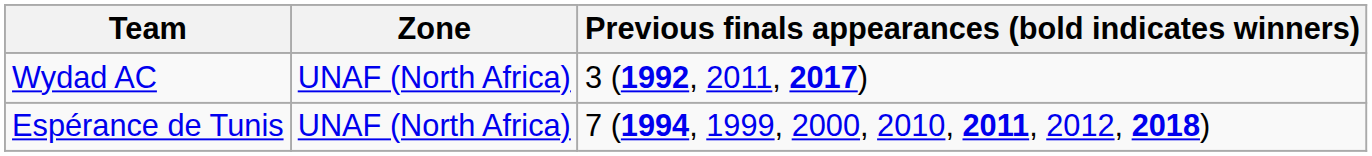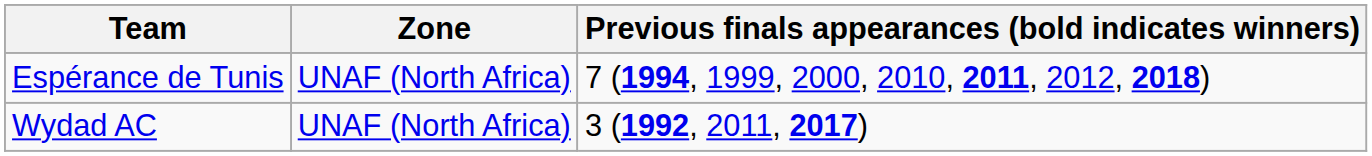rows swapped: (84, 77) <-> (148, 126)
